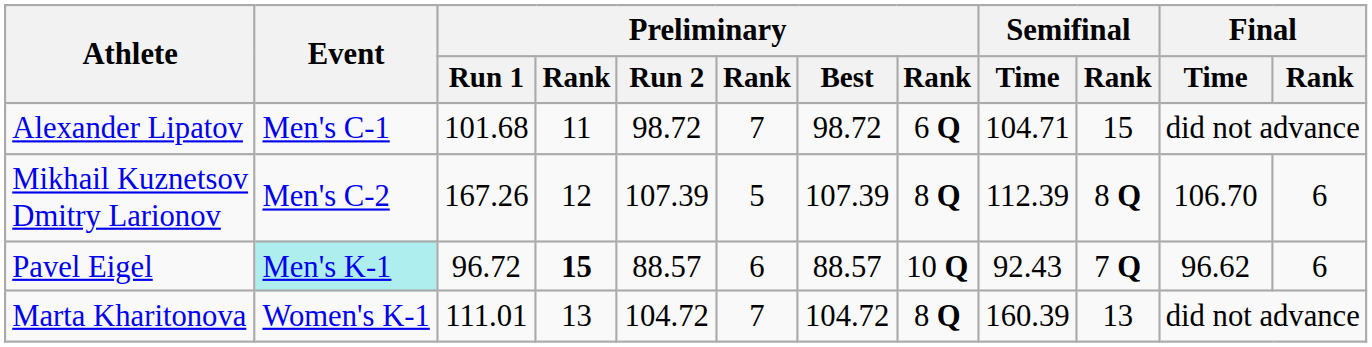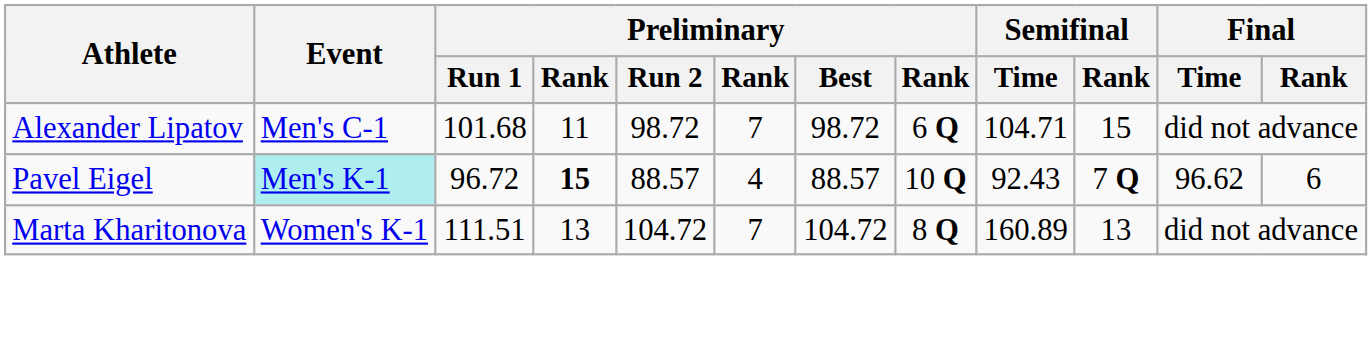- row: (130, 197)
(757, 266) 6 -> (755, 179) 4
(486, 316) 111.01 -> (485, 229) 111.51
(1028, 316) 160.39 -> (1026, 229) 160.89
